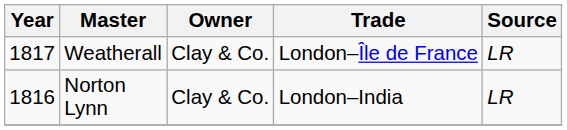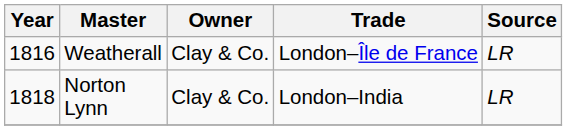(32, 53) 1817 -> (32, 53) 1816
(32, 97) 1816 -> (32, 97) 1818
